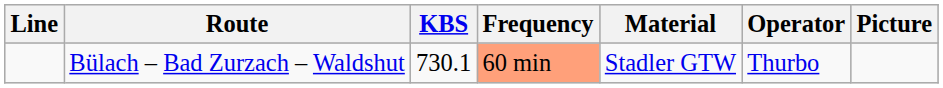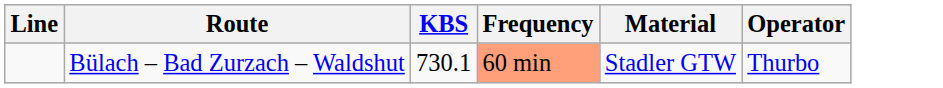- column: (894, 23)
